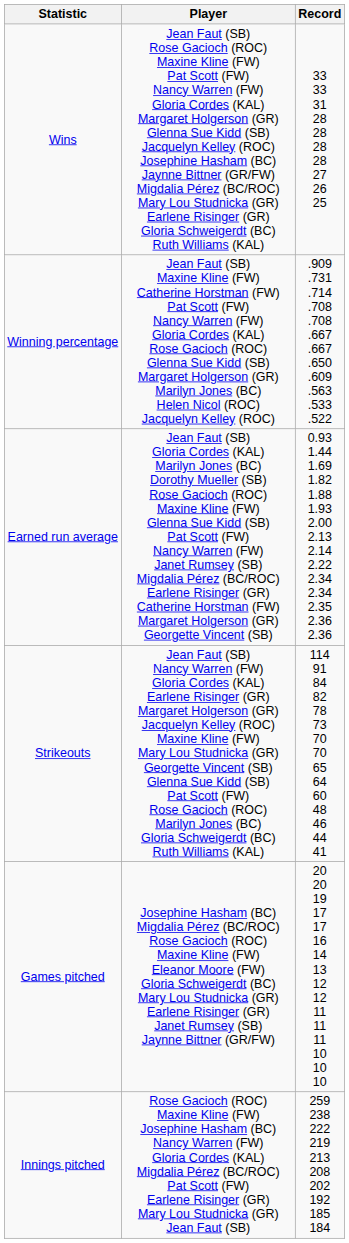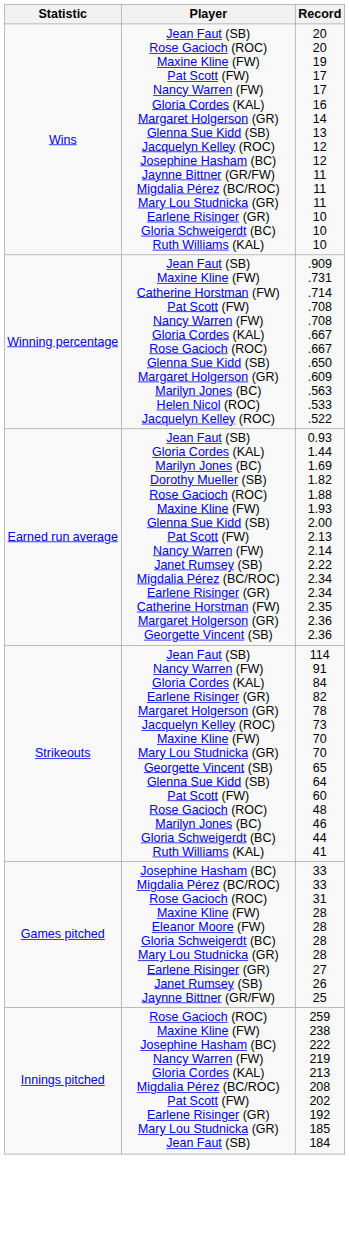(320, 139) 33 33 31 28 28 28 28 27 26 25 -> (320, 139) 20 20 19 17 17 16 14 13 12 12 11 11 11 10 10 10
(320, 976) 20 20 19 17 17 16 14 13 12 12 11 11 11 10 10 10 -> (320, 934) 33 33 31 28 28 28 28 27 26 25
